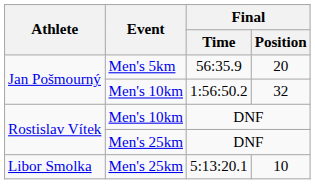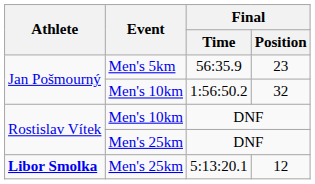(281, 67) 20 -> (281, 67) 23
(50, 166) normal -> (53, 166) bold
(281, 166) 10 -> (281, 166) 12
